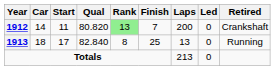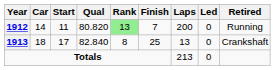(245, 27) Crankshaft -> (245, 27) Running
(245, 42) Running -> (245, 42) Crankshaft
